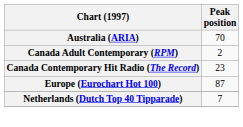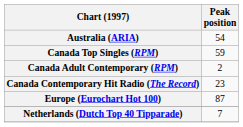(220, 38) 70 -> (220, 38) 54
+ row: (103, 53)
